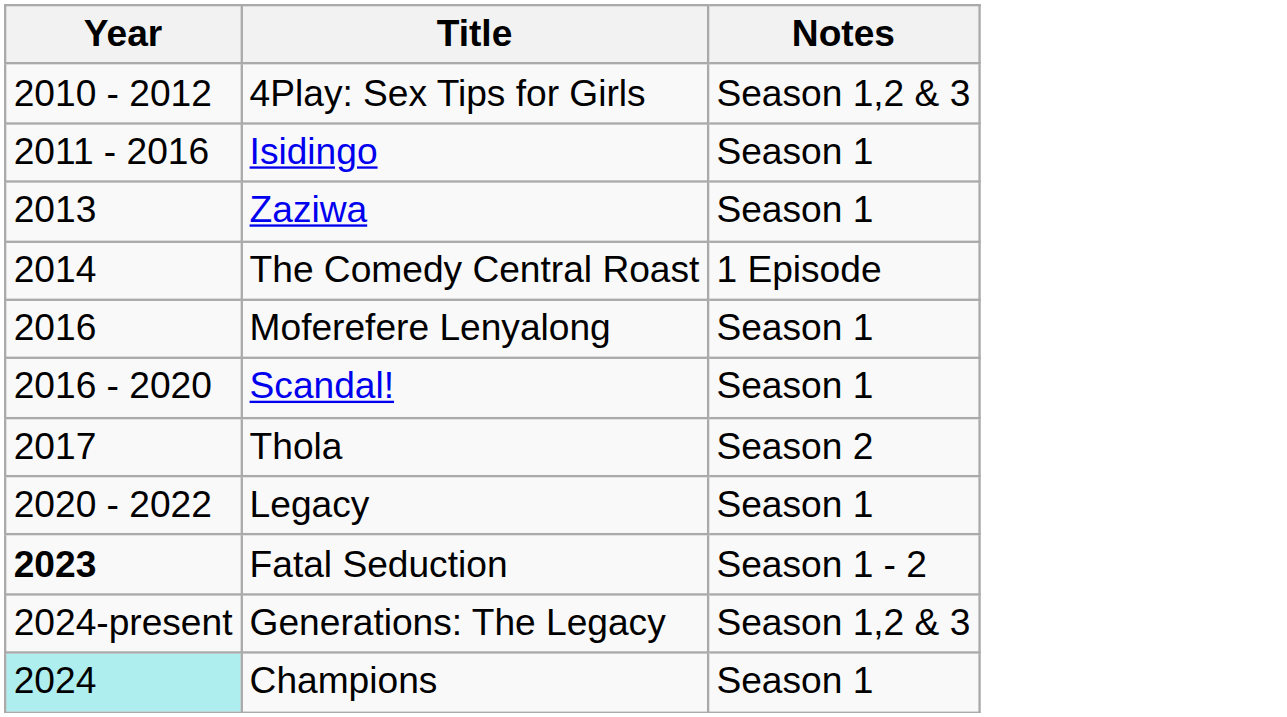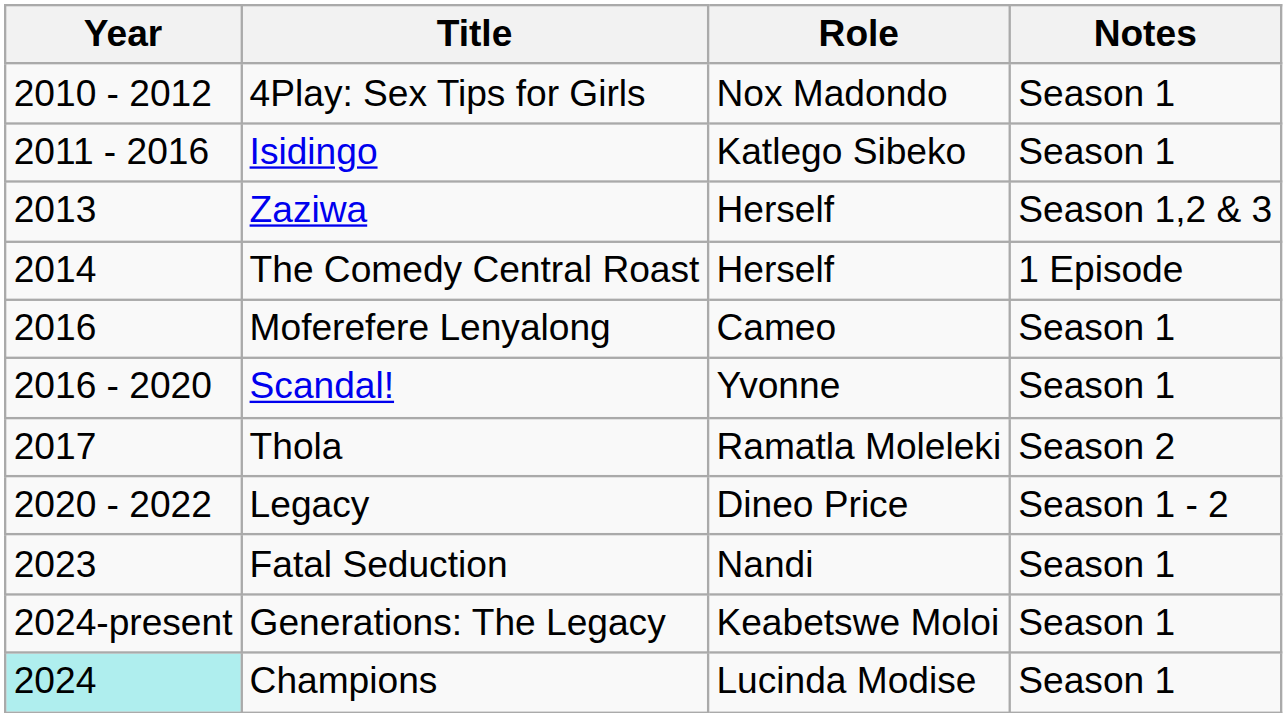+ column: (859, 33)
(843, 92) Season 1,2 & 3 -> (1097, 92) Season 1
(795, 210) Season 1 -> (1145, 210) Season 1,2 & 3
(795, 504) Season 1 -> (1124, 504) Season 1 - 2
(55, 563) bold -> (55, 563) normal
(822, 563) Season 1 - 2 -> (1097, 563) Season 1
(843, 622) Season 1,2 & 3 -> (1097, 622) Season 1
